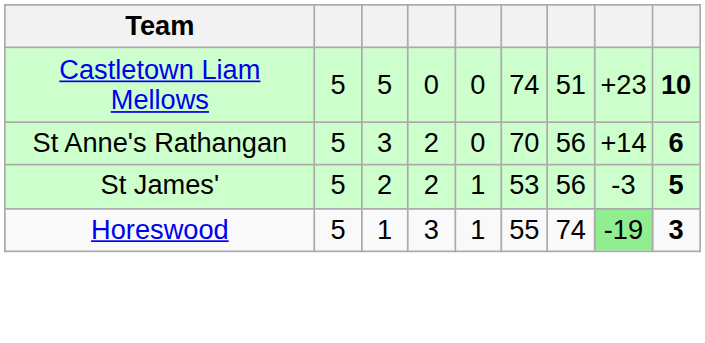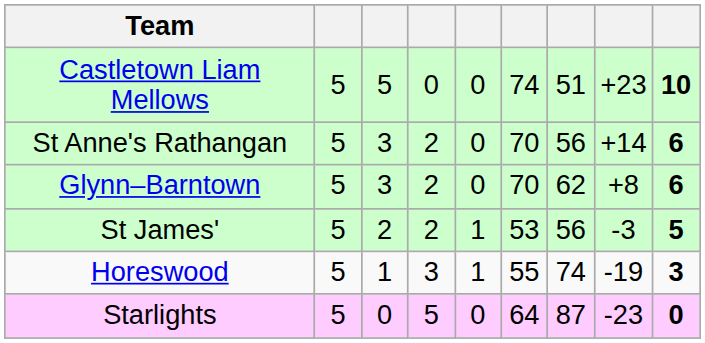+ row: (160, 186)
(623, 229) lightgreen background -> (623, 272) no background
+ row: (160, 315)
